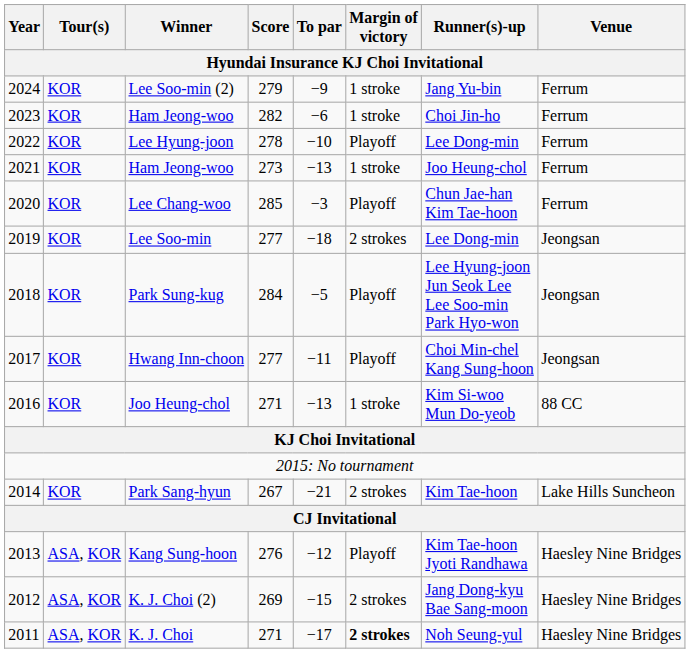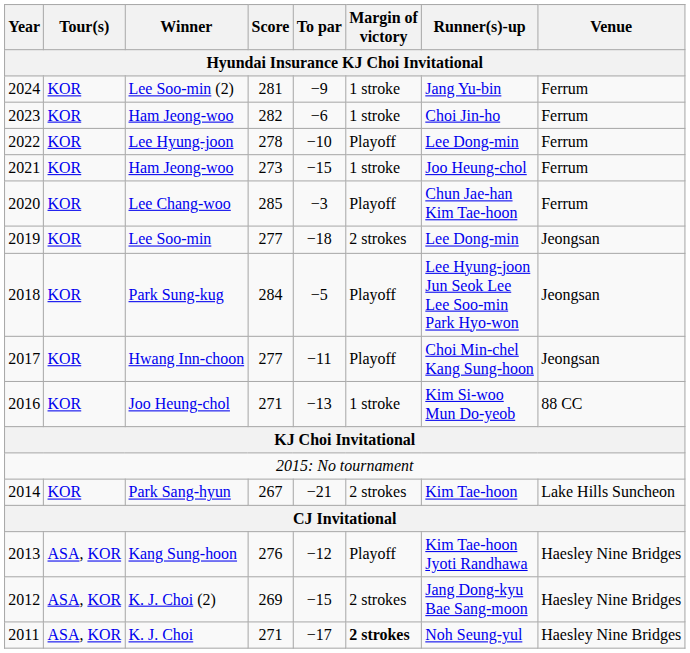(270, 89) 279 -> (270, 89) 281
(319, 168) −13 -> (319, 168) −15
